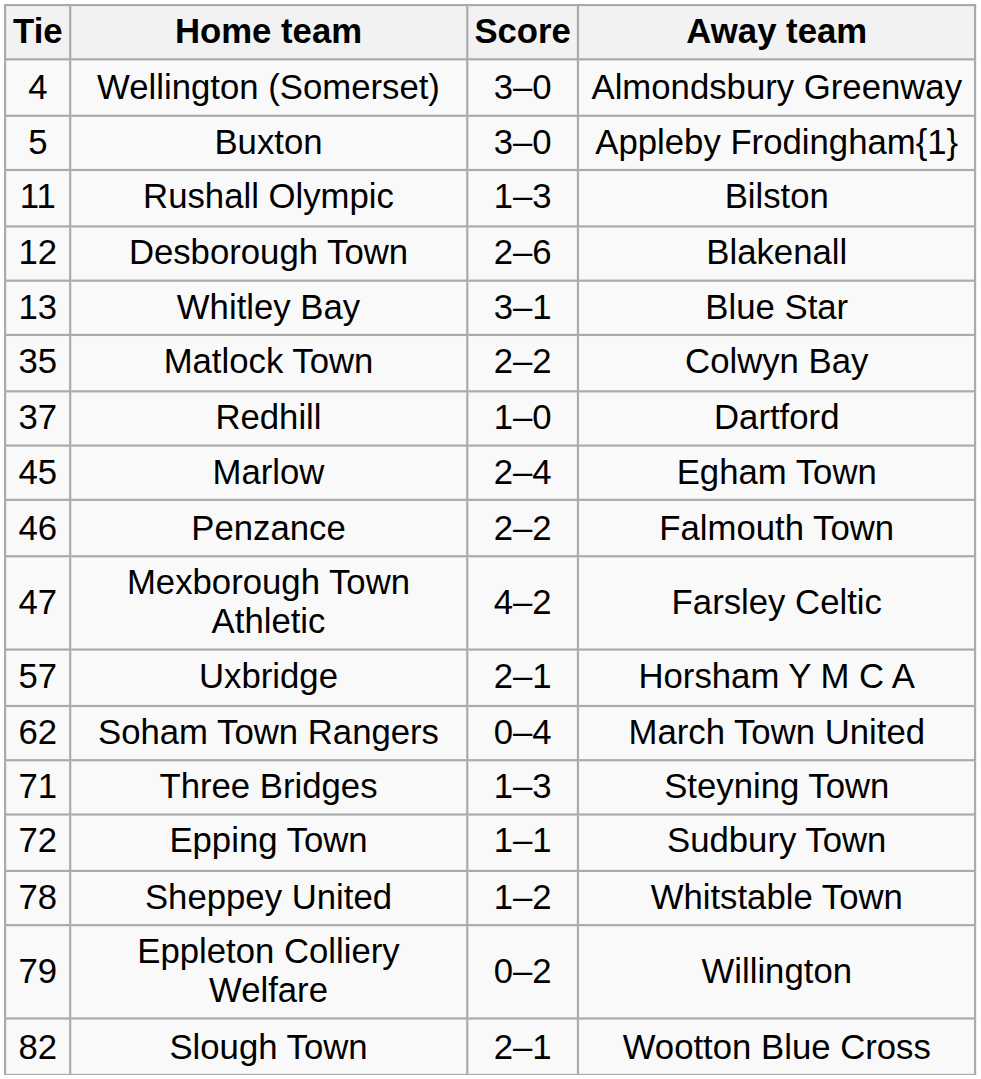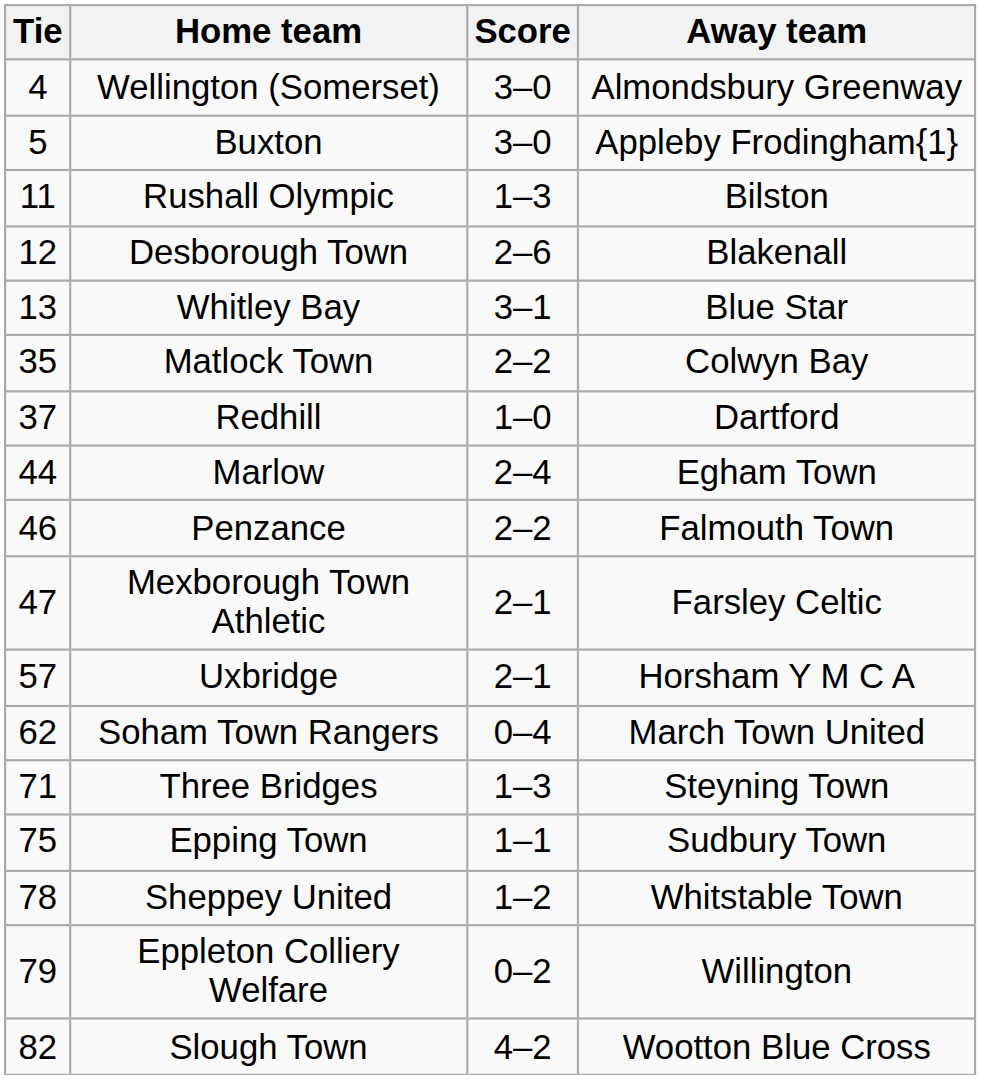(38, 472) 45 -> (38, 472) 44
(523, 602) 4–2 -> (523, 602) 2–1
(38, 841) 72 -> (38, 841) 75
(523, 1046) 2–1 -> (523, 1046) 4–2
